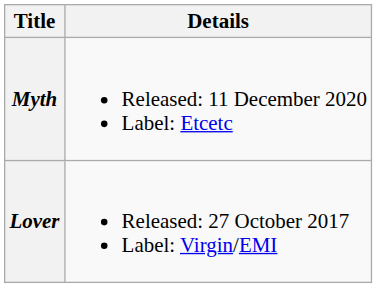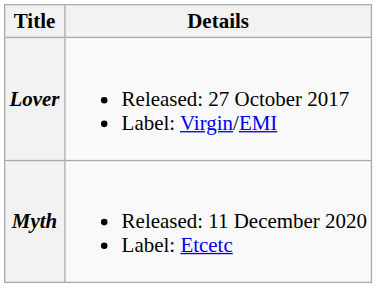rows swapped: (35, 221) <-> (35, 98)
